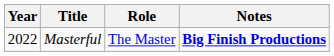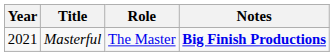(23, 39) 2022 -> (23, 39) 2021
